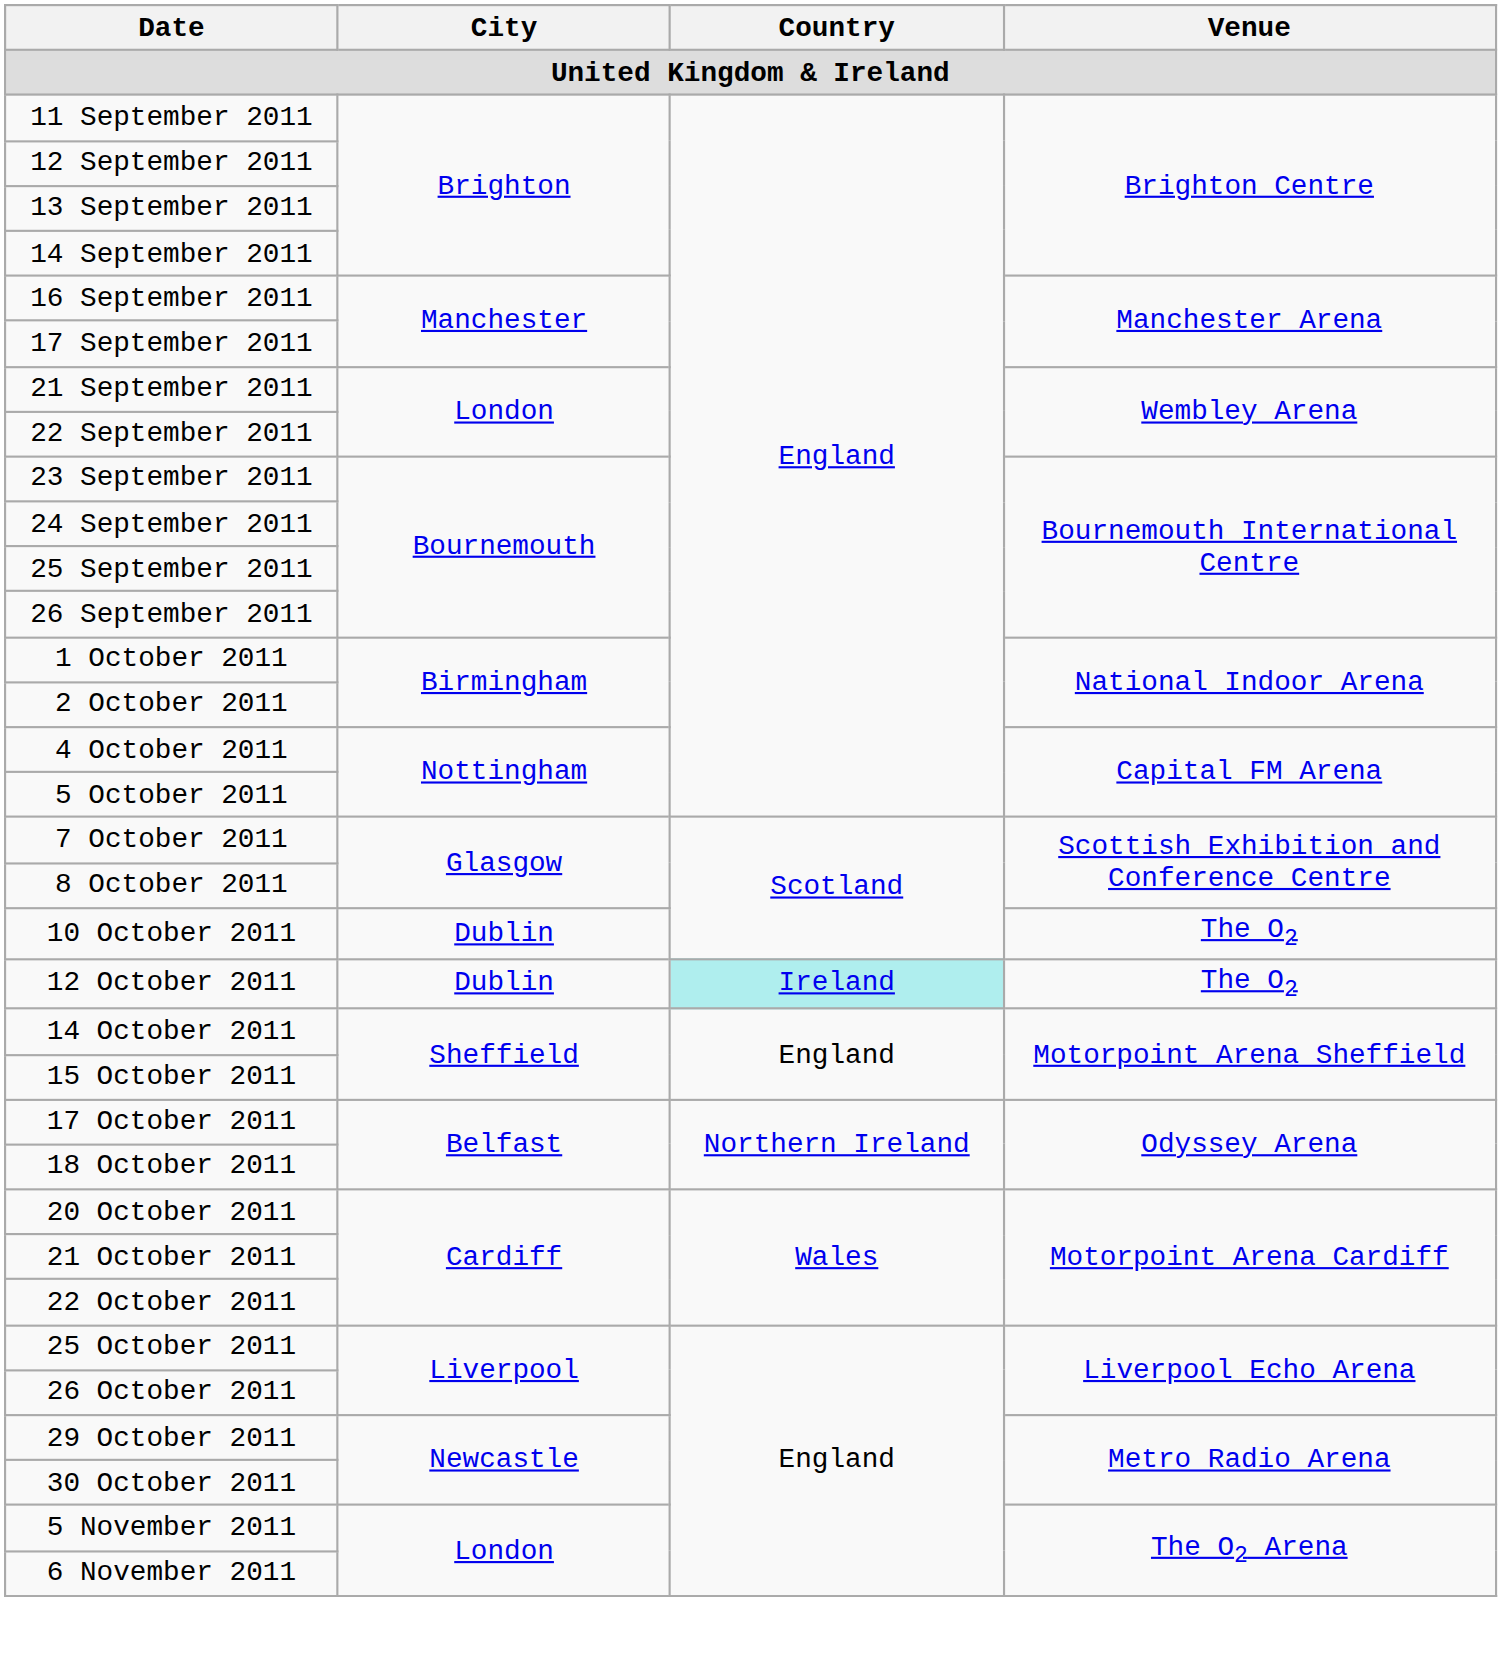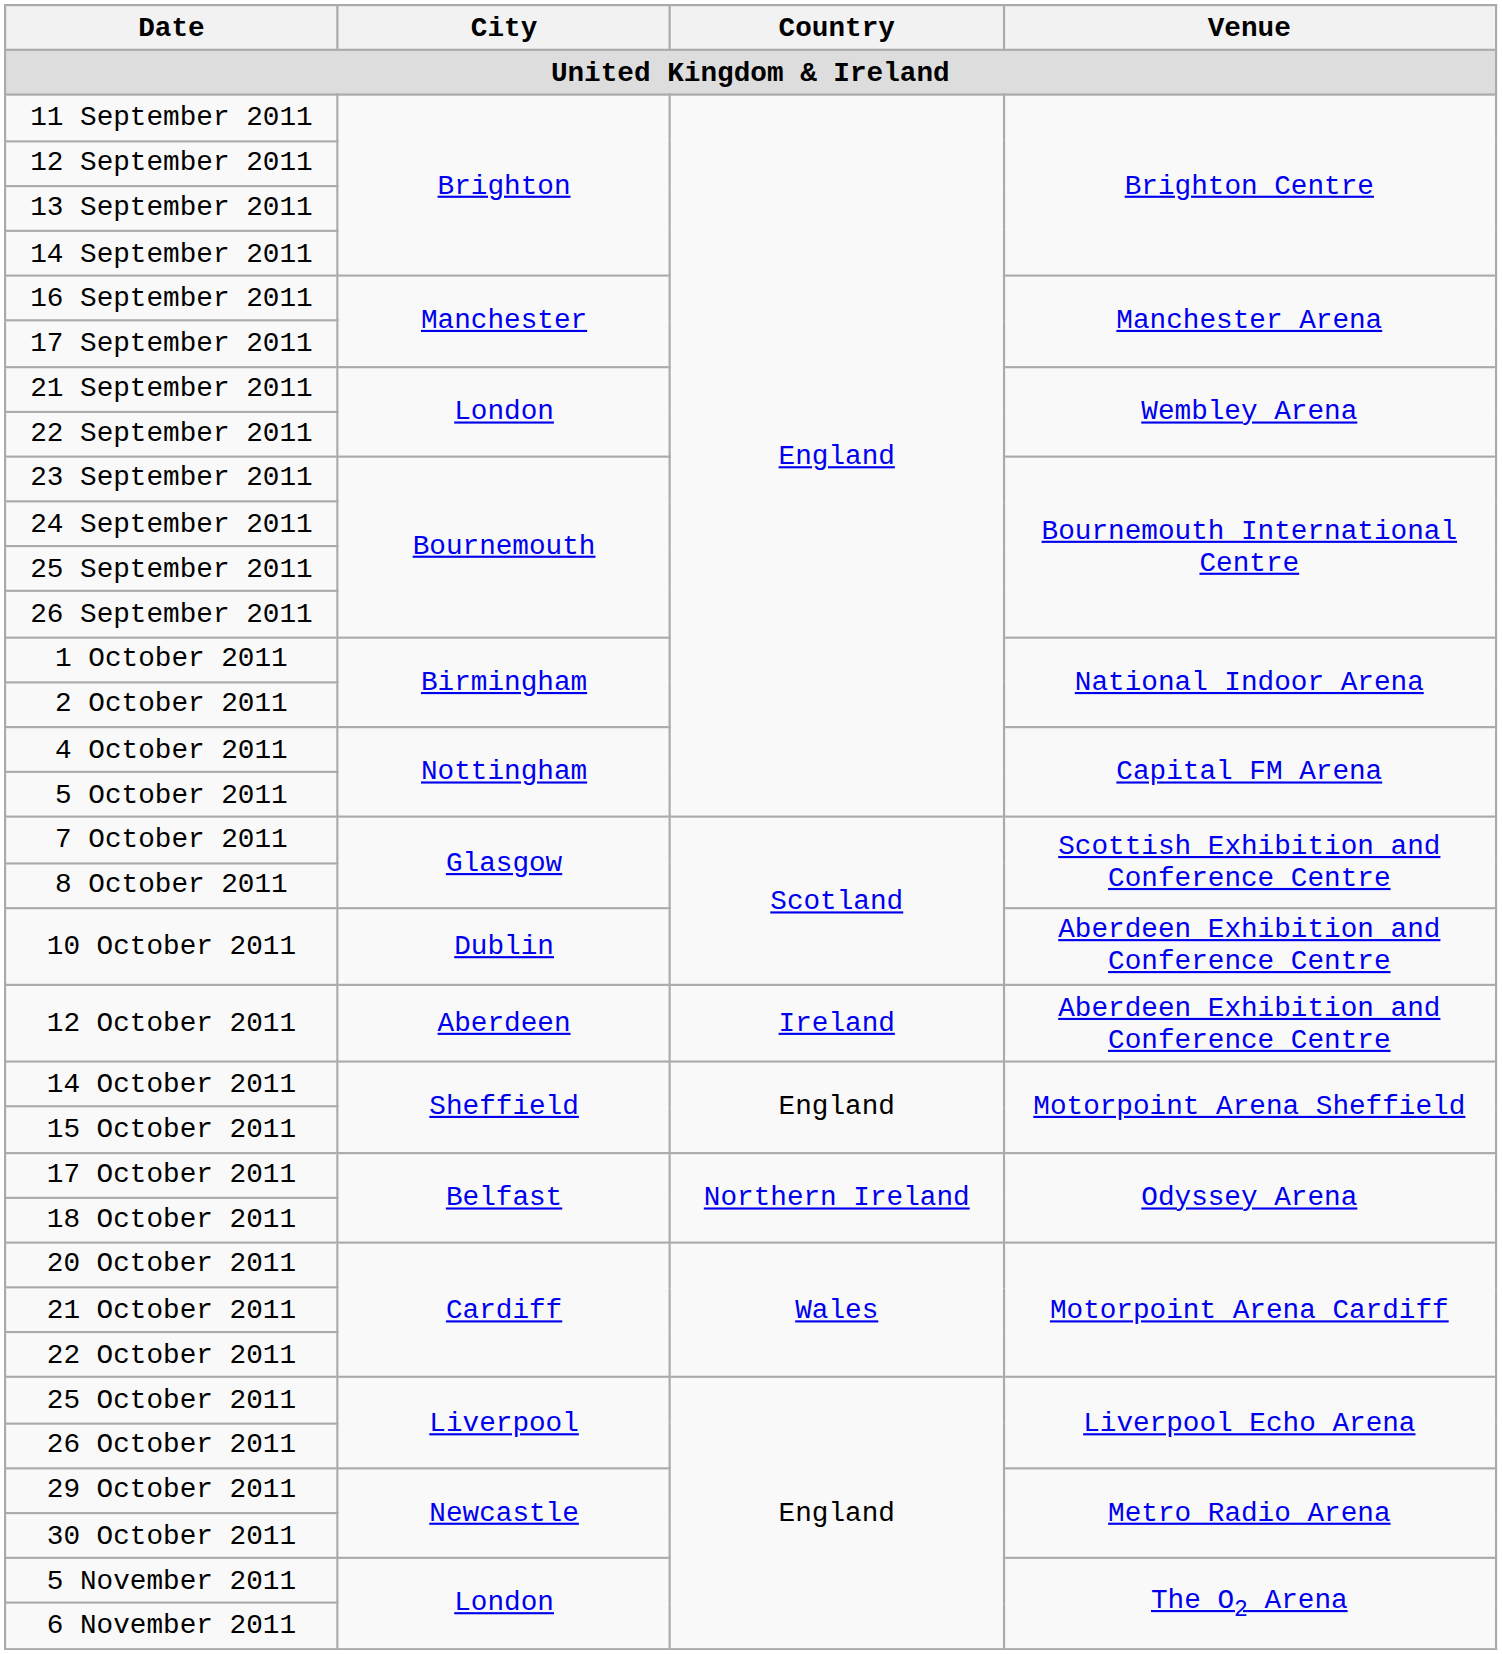(1249, 933) The O2 -> (1249, 946) Aberdeen Exhibition and Conference Centre
(504, 984) Dublin -> (504, 1023) Aberdeen
(837, 984) paleturquoise background -> (837, 1023) no background
(1249, 984) The O2 -> (1249, 1023) Aberdeen Exhibition and Conference Centre
